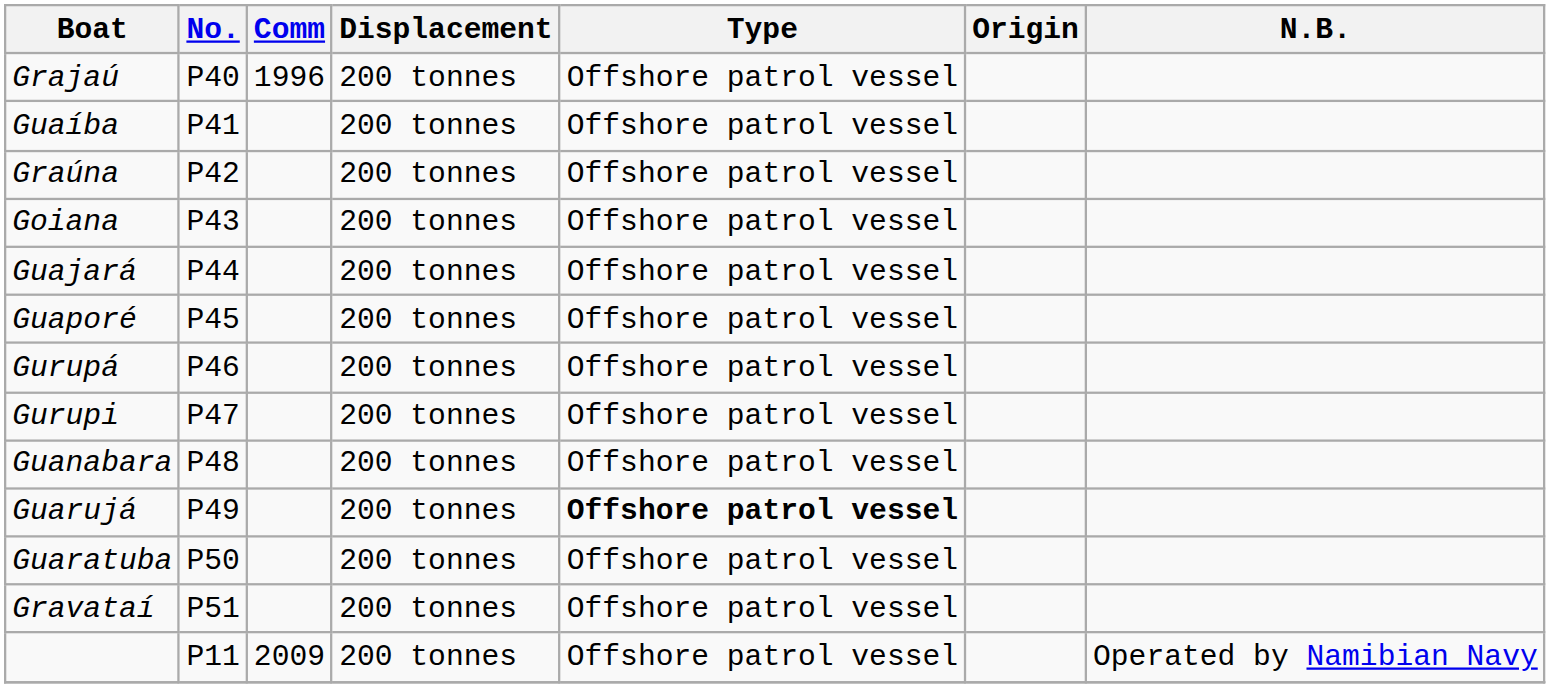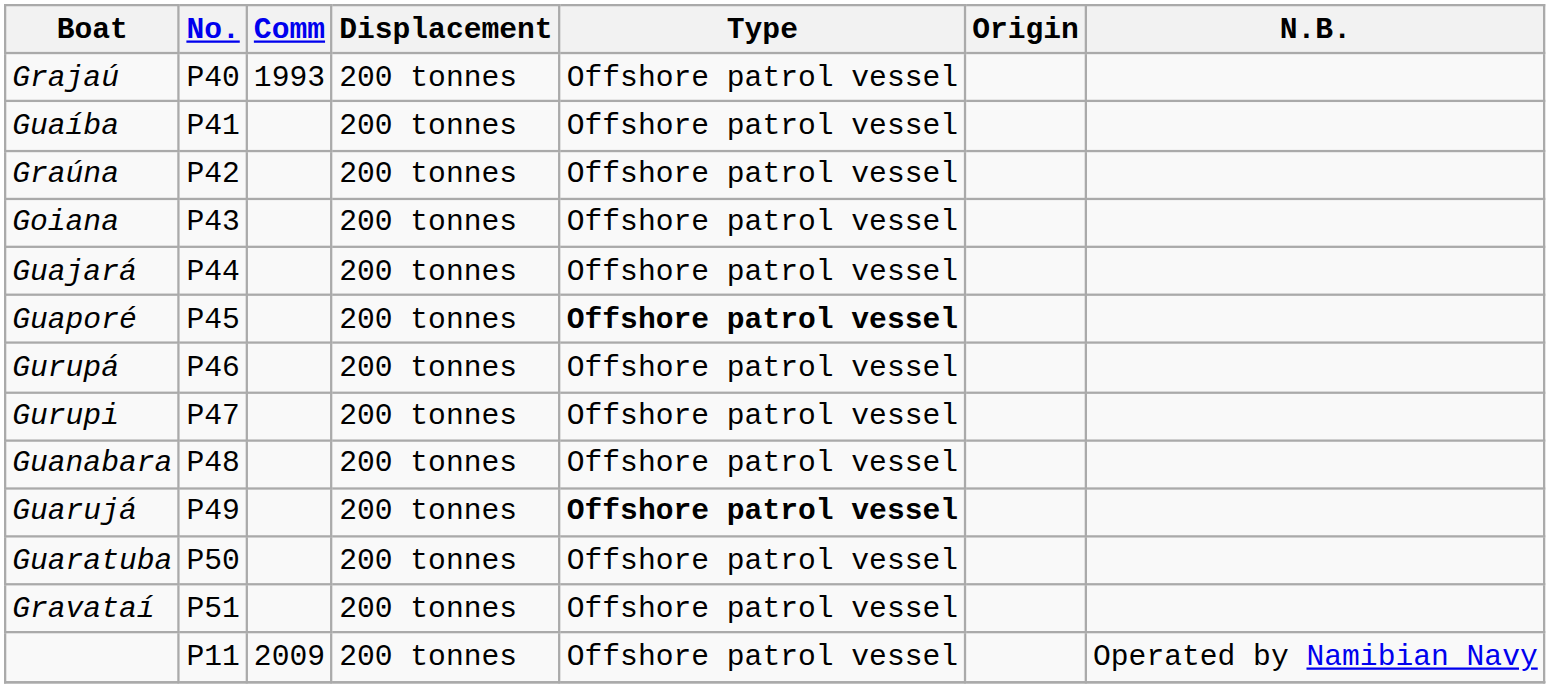(289, 78) 1996 -> (289, 78) 1993
(762, 319) normal -> (762, 319) bold
